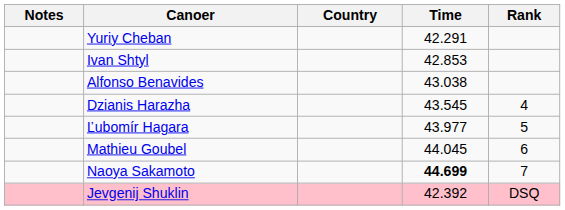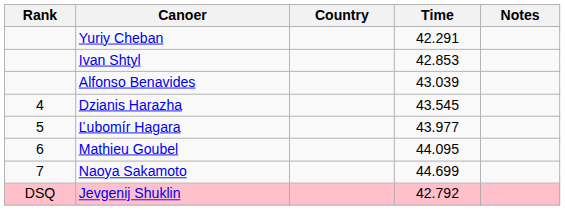columns swapped: (524, 15) <-> (44, 15)
(446, 82) 43.038 -> (437, 82) 43.039
(446, 149) 44.045 -> (437, 149) 44.095
(446, 171) bold -> (437, 171) normal
(446, 194) 42.392 -> (437, 194) 42.792
